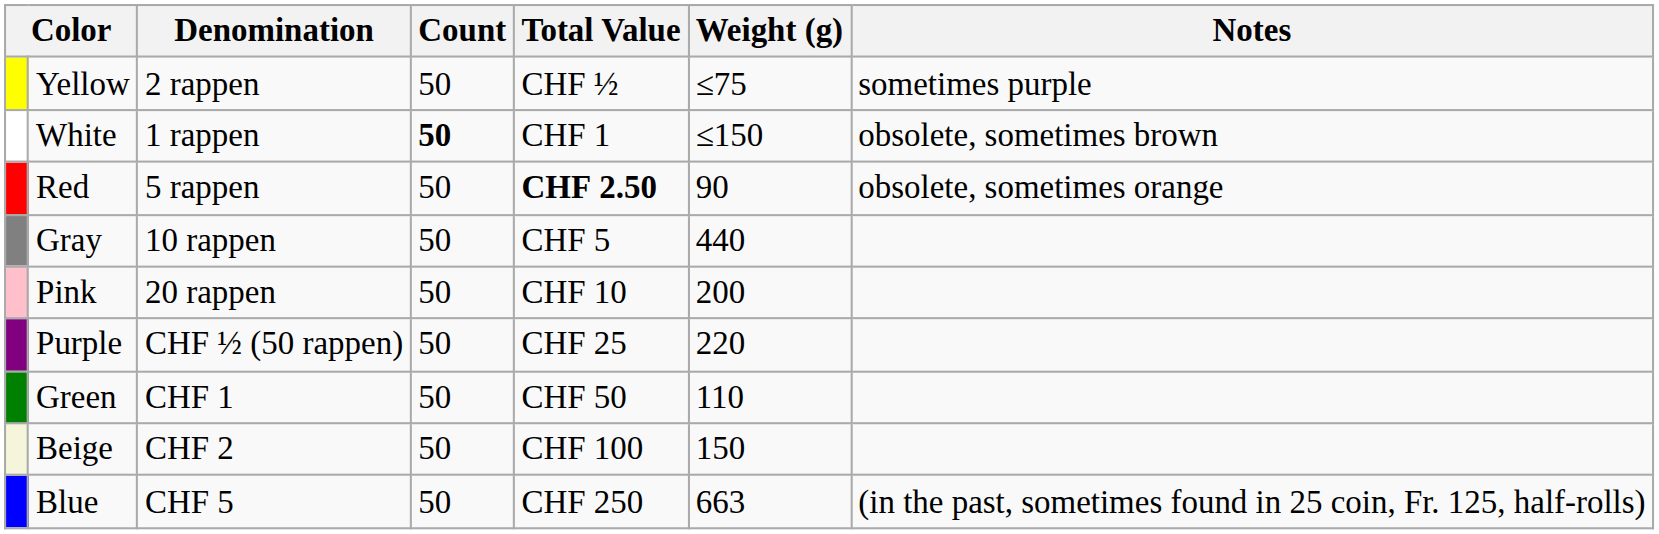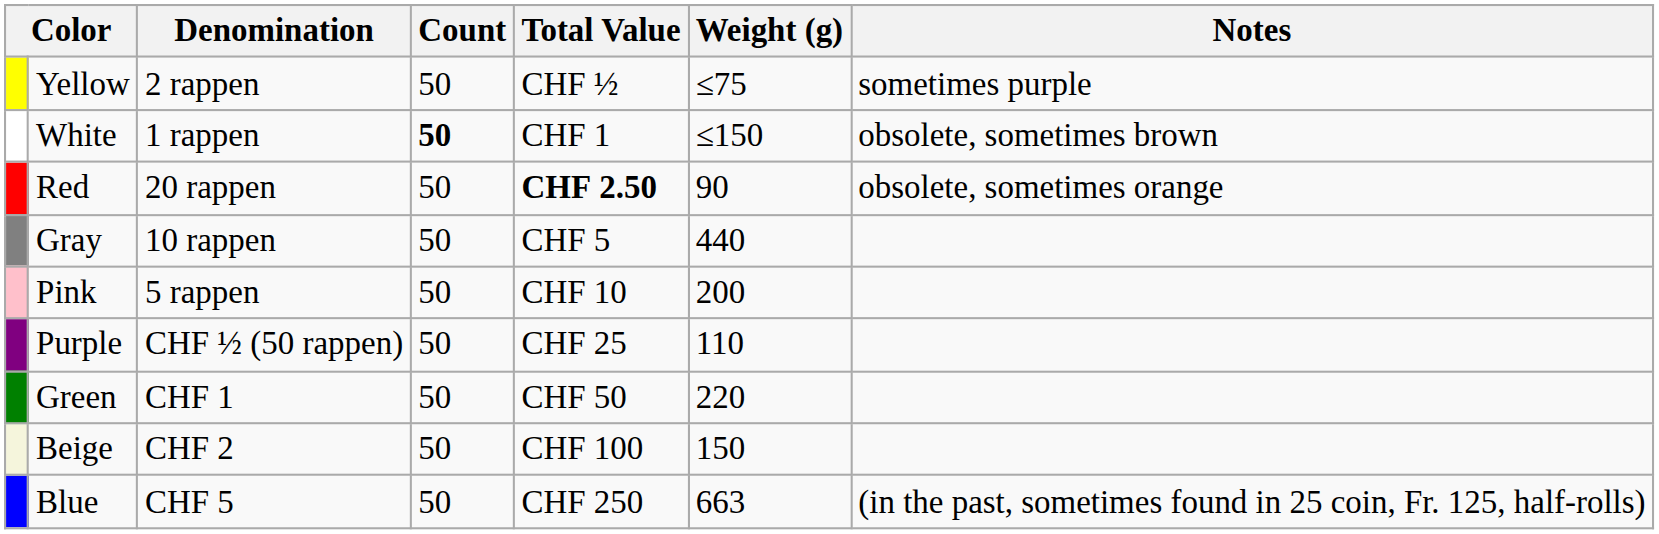(202, 187) 5 rappen -> (210, 187) 20 rappen
(210, 291) 20 rappen -> (202, 291) 5 rappen
(720, 344) 220 -> (720, 344) 110
(720, 396) 110 -> (720, 396) 220
